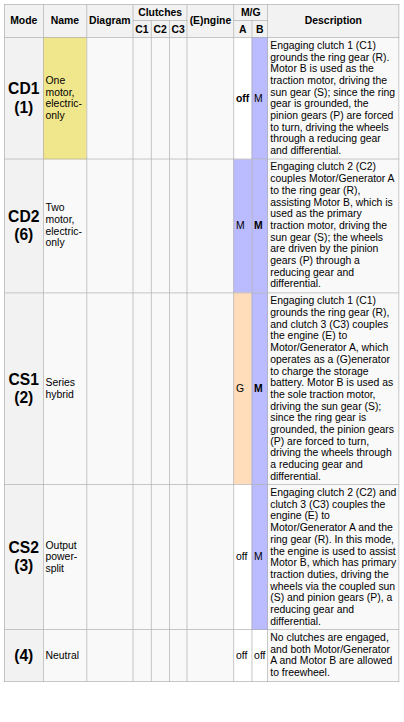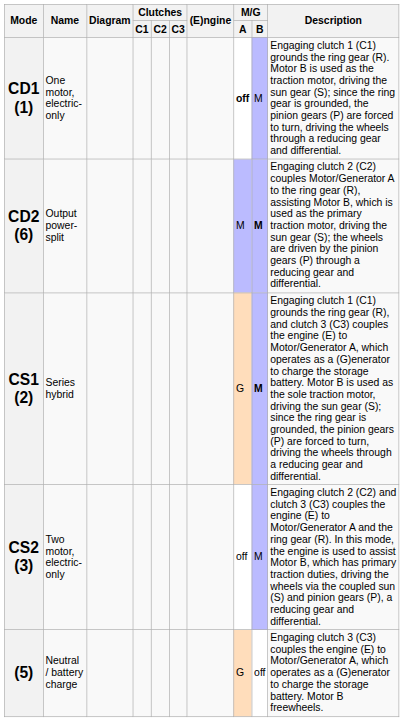(64, 98) khaki background -> (64, 98) no background
(64, 226) Two motor, electric-only -> (61, 226) Output power-split
(61, 557) Output power-split -> (64, 557) Two motor, electric-only
- row: (24, 655)
+ row: (24, 673)
